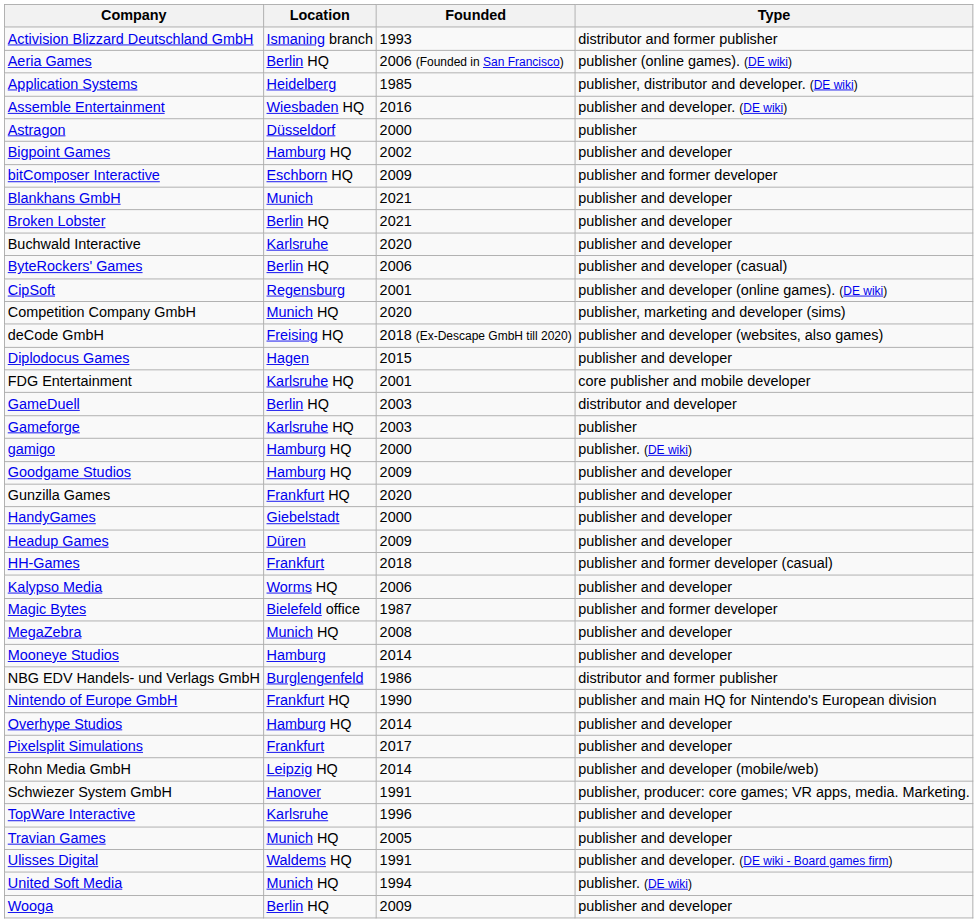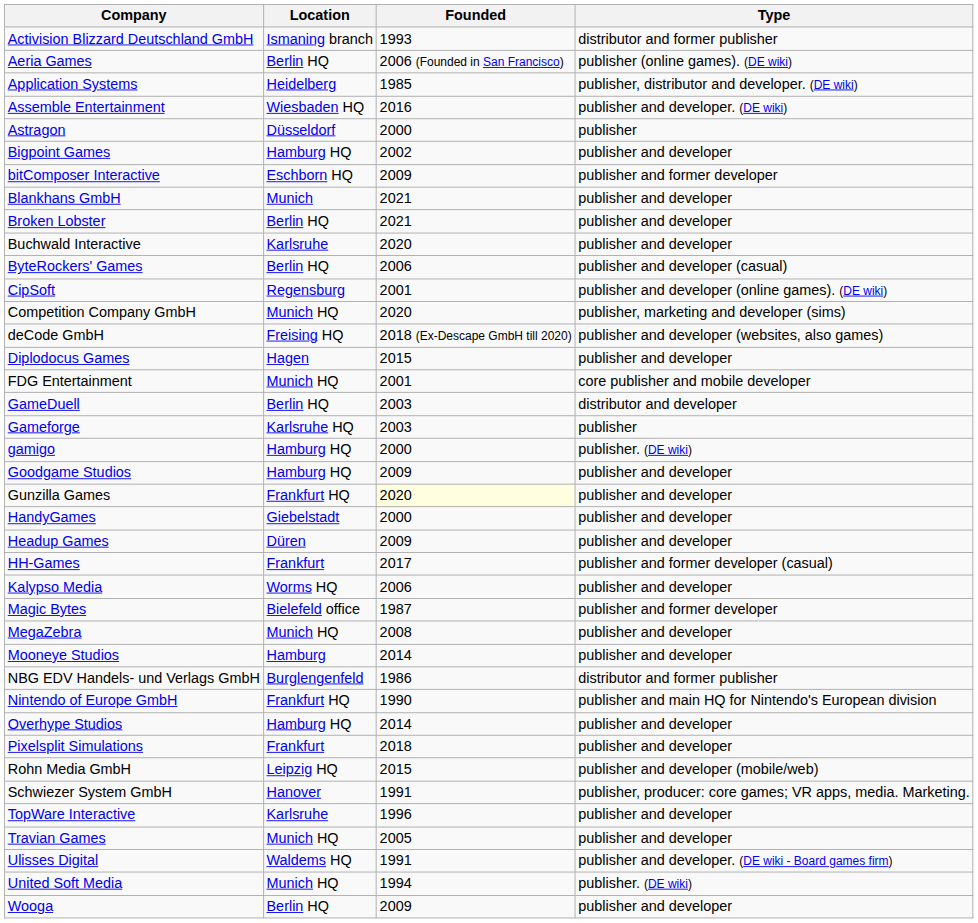(310, 381) Karlsruhe HQ -> (303, 381) Munich HQ
(396, 495) no background -> (396, 495) lightyellow background
(396, 564) 2018 -> (396, 564) 2017
(396, 746) 2017 -> (396, 746) 2018
(396, 769) 2014 -> (396, 769) 2015
